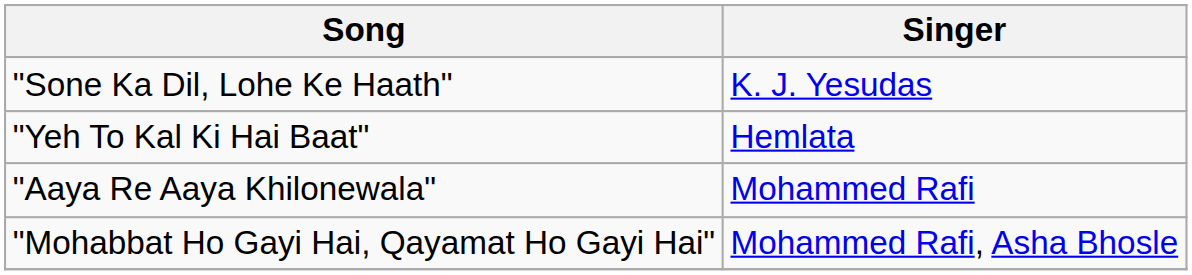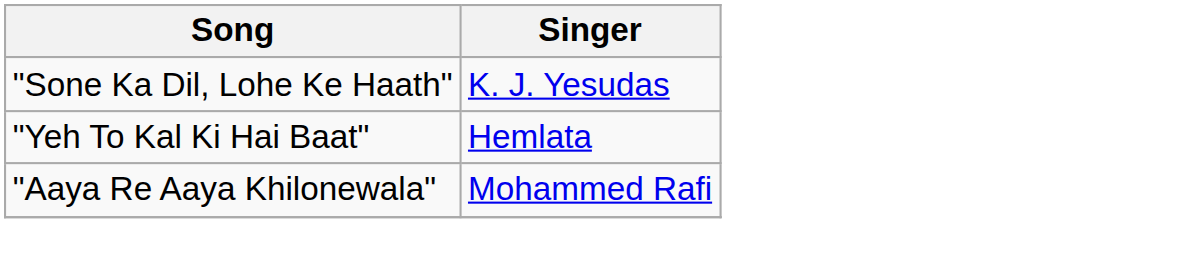- row: (364, 242)
